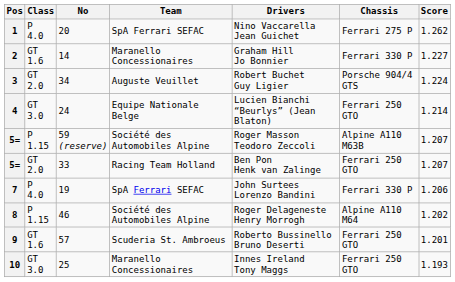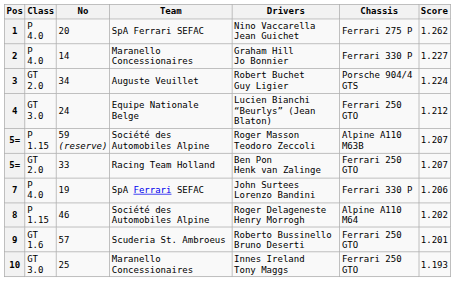(35, 56) GT 1.6 -> (35, 56) P 4.0
(434, 111) 1.214 -> (434, 111) 1.212
